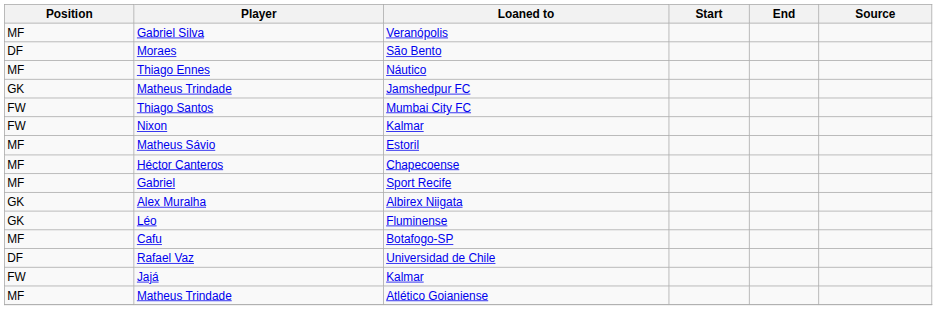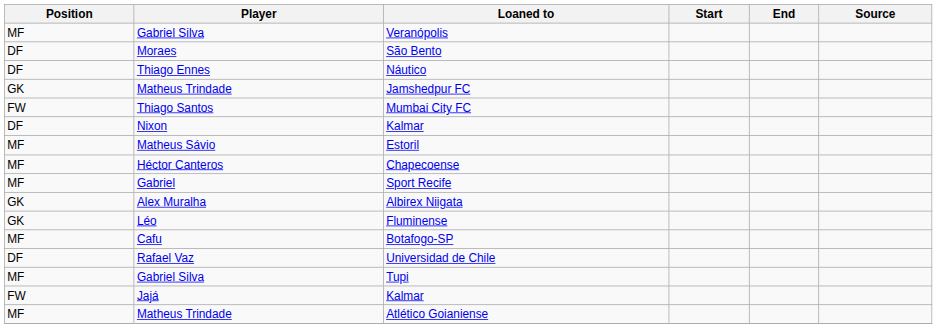(16, 70) MF -> (15, 70) DF
(16, 127) FW -> (15, 127) DF
+ row: (170, 277)
